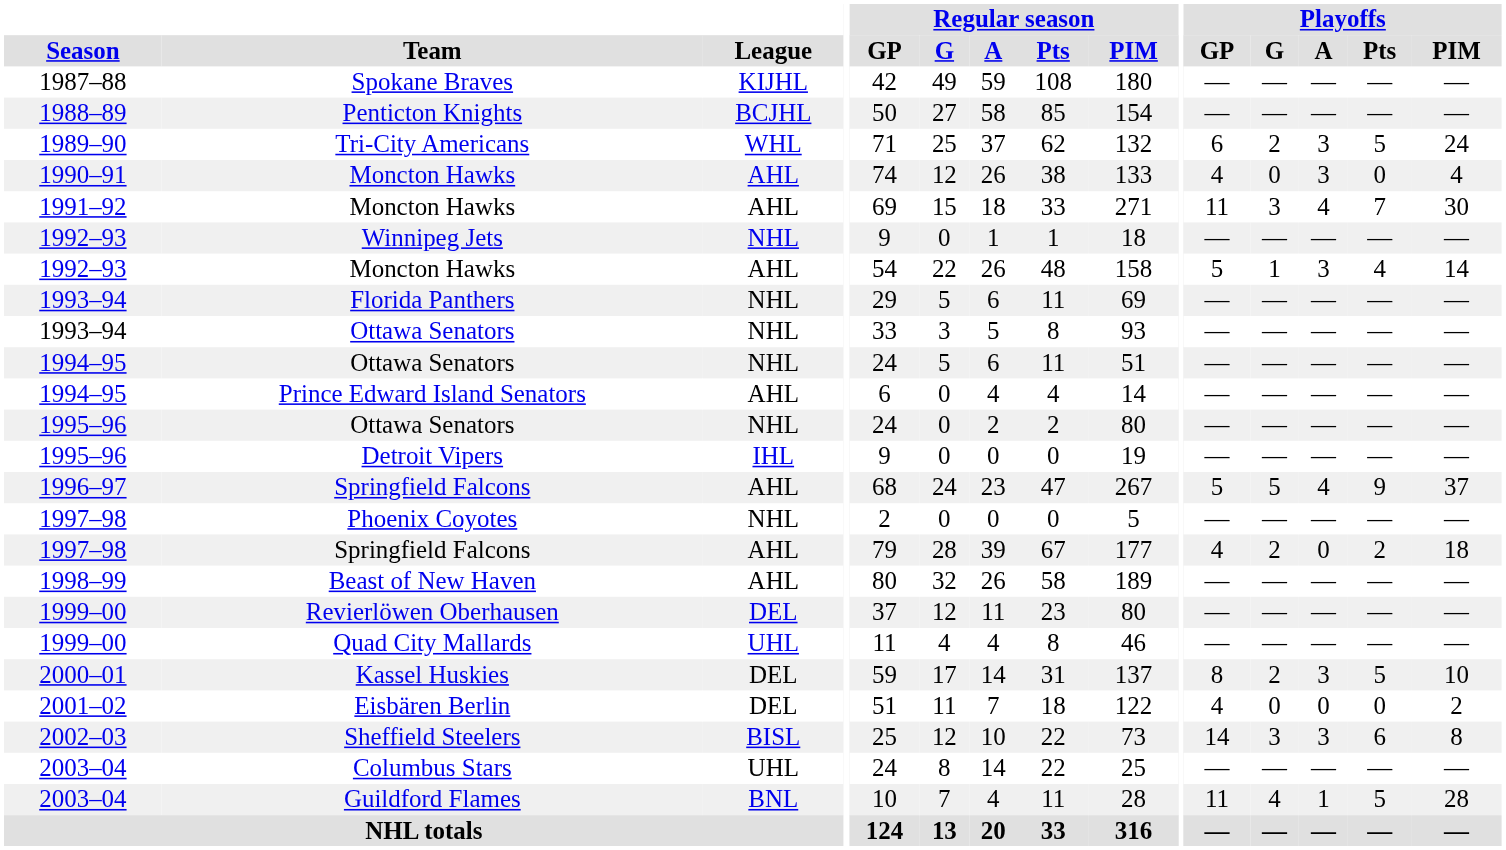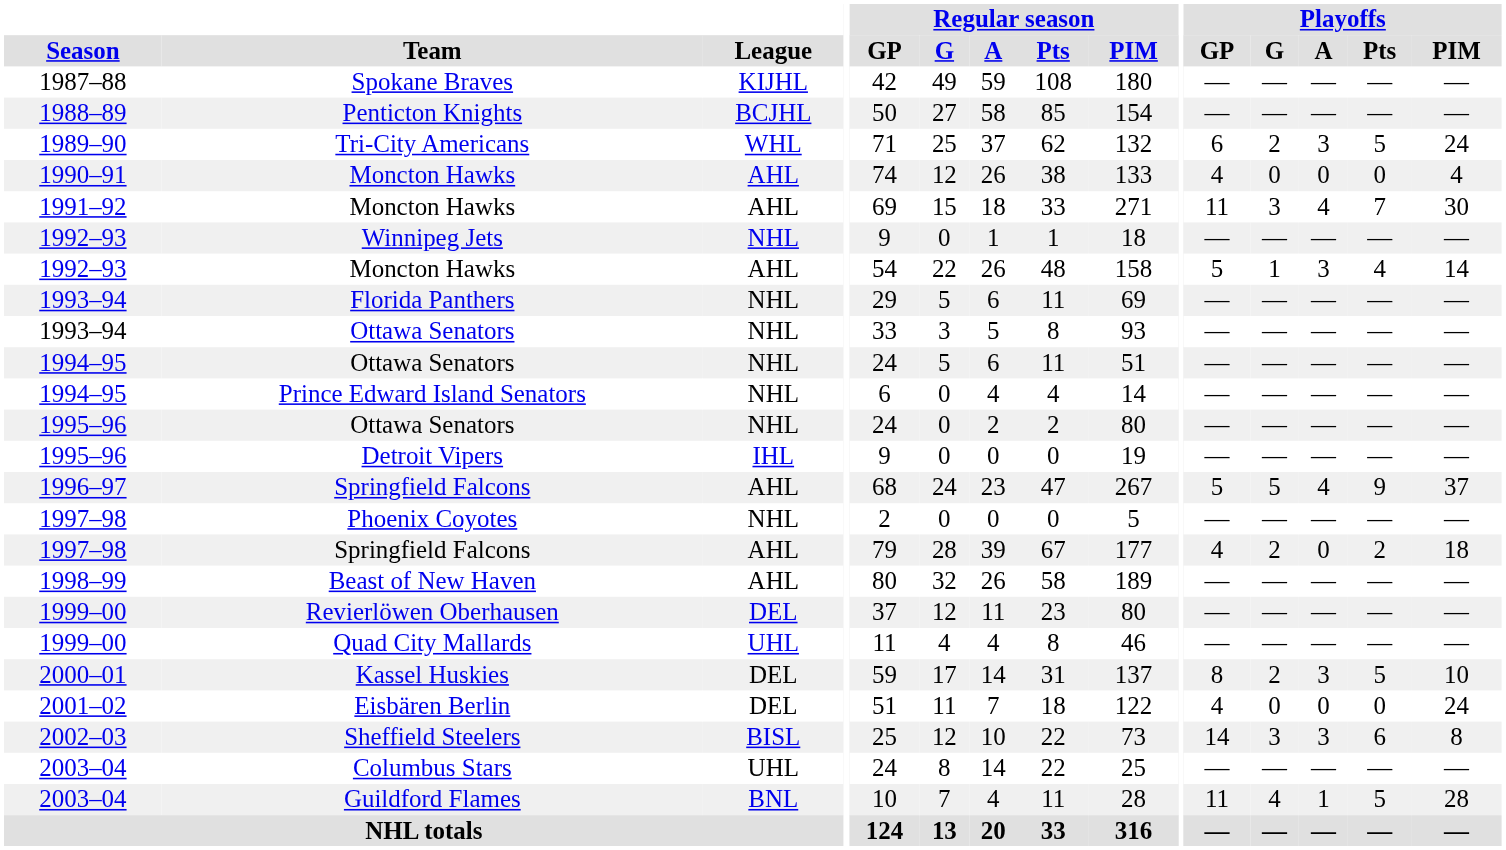(1323, 175) 3 -> (1323, 175) 0
(773, 393) AHL -> (773, 393) NHL
(1456, 705) 2 -> (1456, 705) 24
